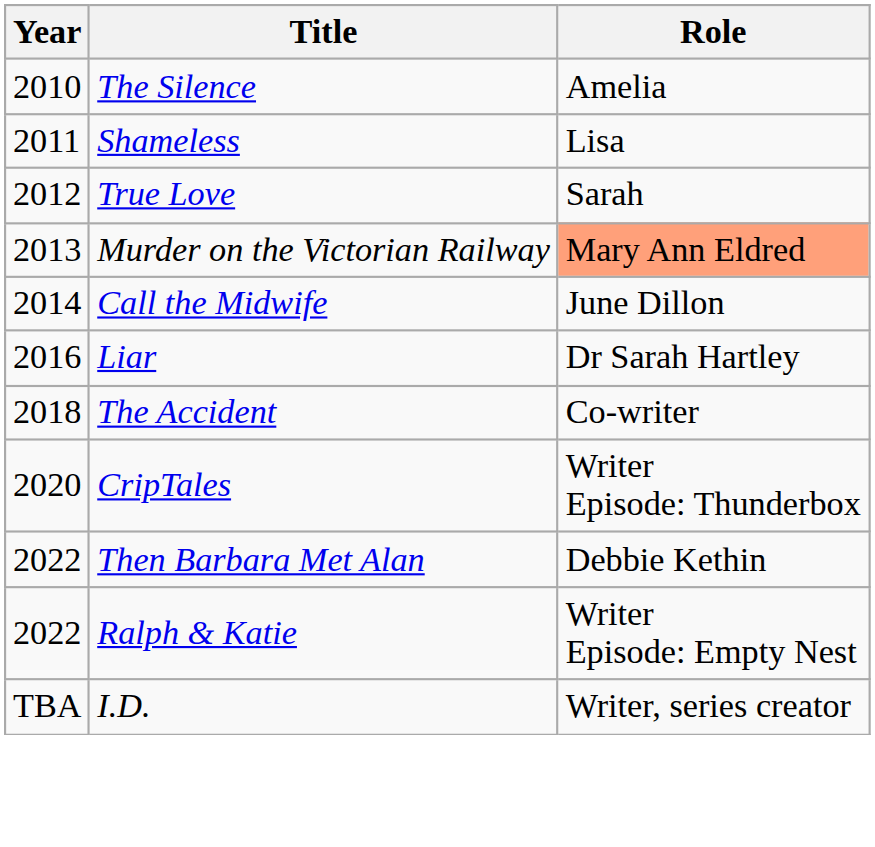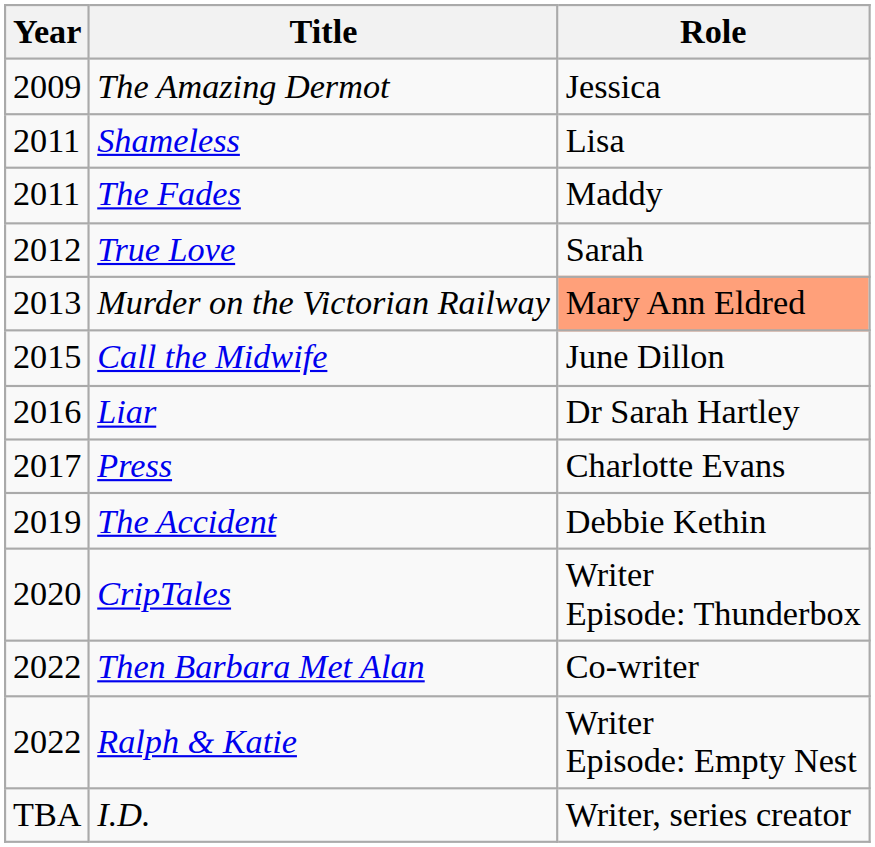+ row: (243, 85)
- row: (177, 85)
+ row: (169, 194)
(47, 303) 2014 -> (47, 357) 2015
+ row: (135, 466)
(47, 411) 2018 -> (47, 520) 2019
(632, 411) Co-writer -> (666, 520) Debbie Kethin
(666, 558) Debbie Kethin -> (632, 667) Co-writer
